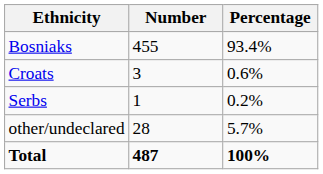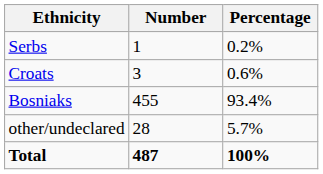rows swapped: (40, 45) <-> (28, 100)
